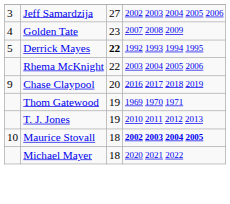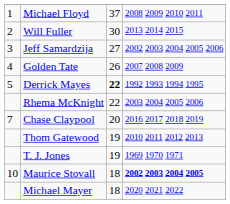+ row: (56, 13)
+ row: (48, 31)
(115, 31) 23 -> (115, 66) 26
(10, 84) 9 -> (10, 119) 7
(154, 102) 1969 1970 1971 -> (164, 137) 2010 2011 2012 2013
(164, 119) 2010 2011 2012 2013 -> (154, 155) 1969 1970 1971
